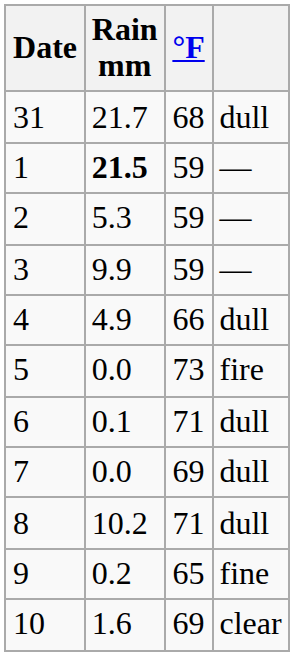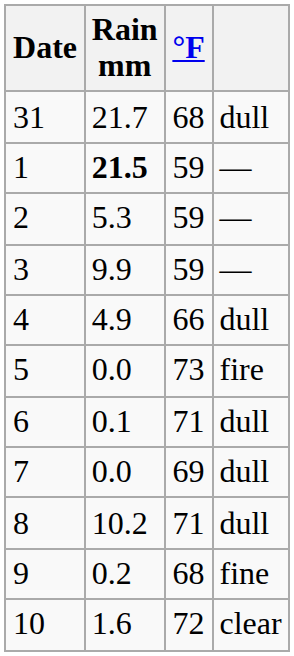(188, 573) 65 -> (188, 573) 68
(188, 624) 69 -> (188, 624) 72
